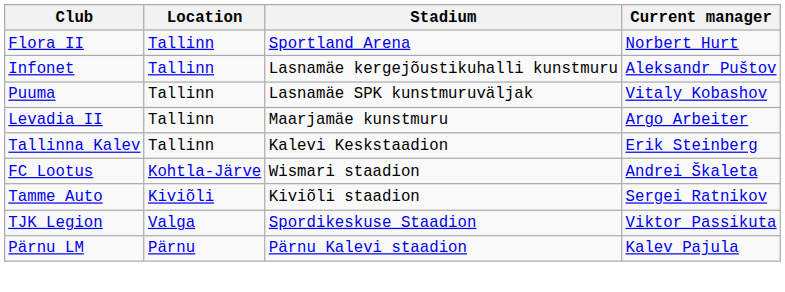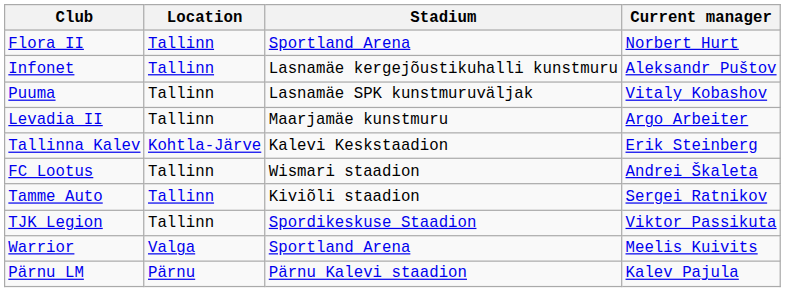(181, 146) Tallinn -> (205, 146) Kohtla-Järve
(205, 171) Kohtla-Järve -> (181, 171) Tallinn
(181, 197) Kiviõli -> (181, 197) Tallinn
(172, 223) Valga -> (181, 223) Tallinn
+ row: (41, 248)
